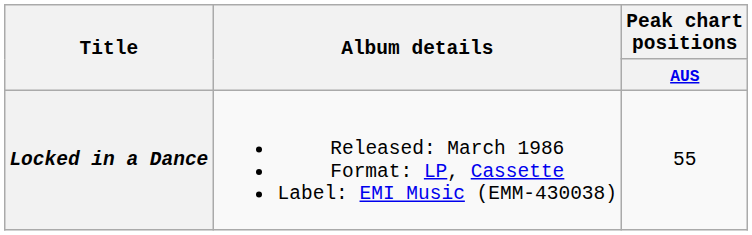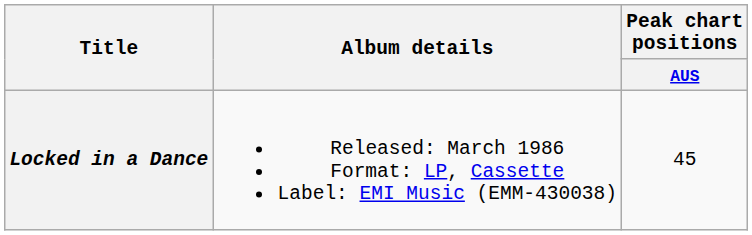(685, 160) 55 -> (685, 160) 45
